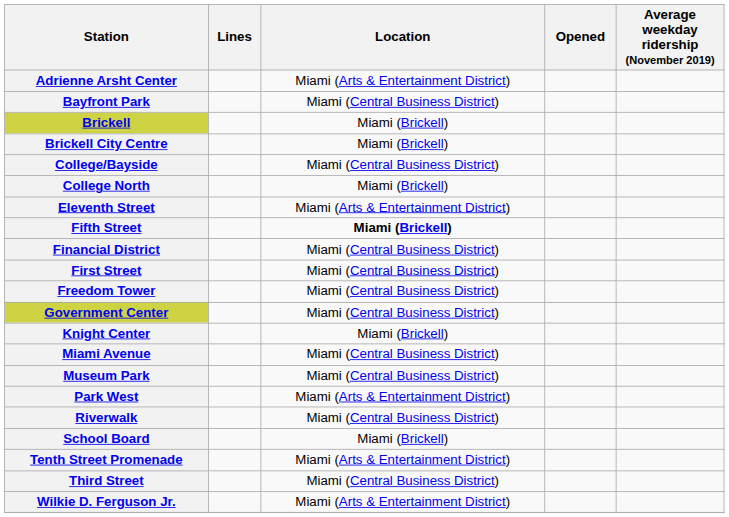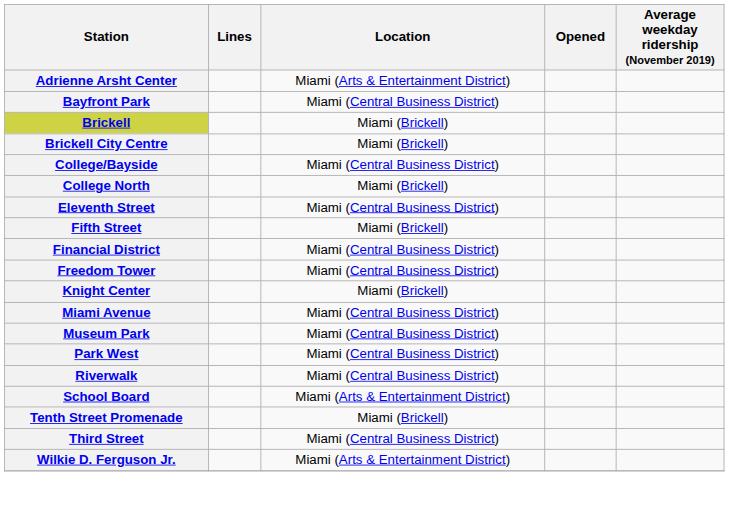(403, 207) Miami (Arts & Entertainment District) -> (403, 207) Miami (Central Business District)
(403, 228) bold -> (403, 228) normal
- row: (106, 270)
- row: (106, 312)
(403, 396) Miami (Arts & Entertainment District) -> (403, 354) Miami (Central Business District)
(403, 438) Miami (Brickell) -> (403, 396) Miami (Arts & Entertainment District)
(403, 460) Miami (Arts & Entertainment District) -> (403, 417) Miami (Brickell)
